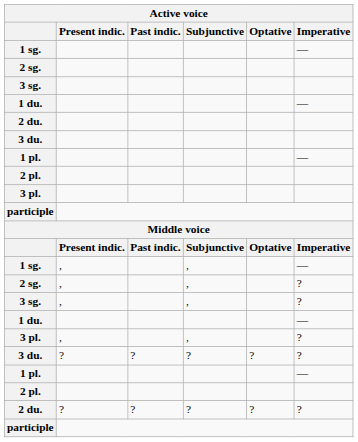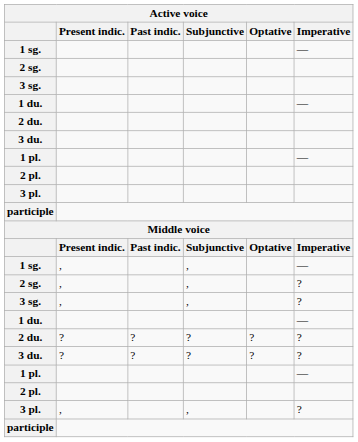rows swapped: (30, 409) <-> (30, 337)
